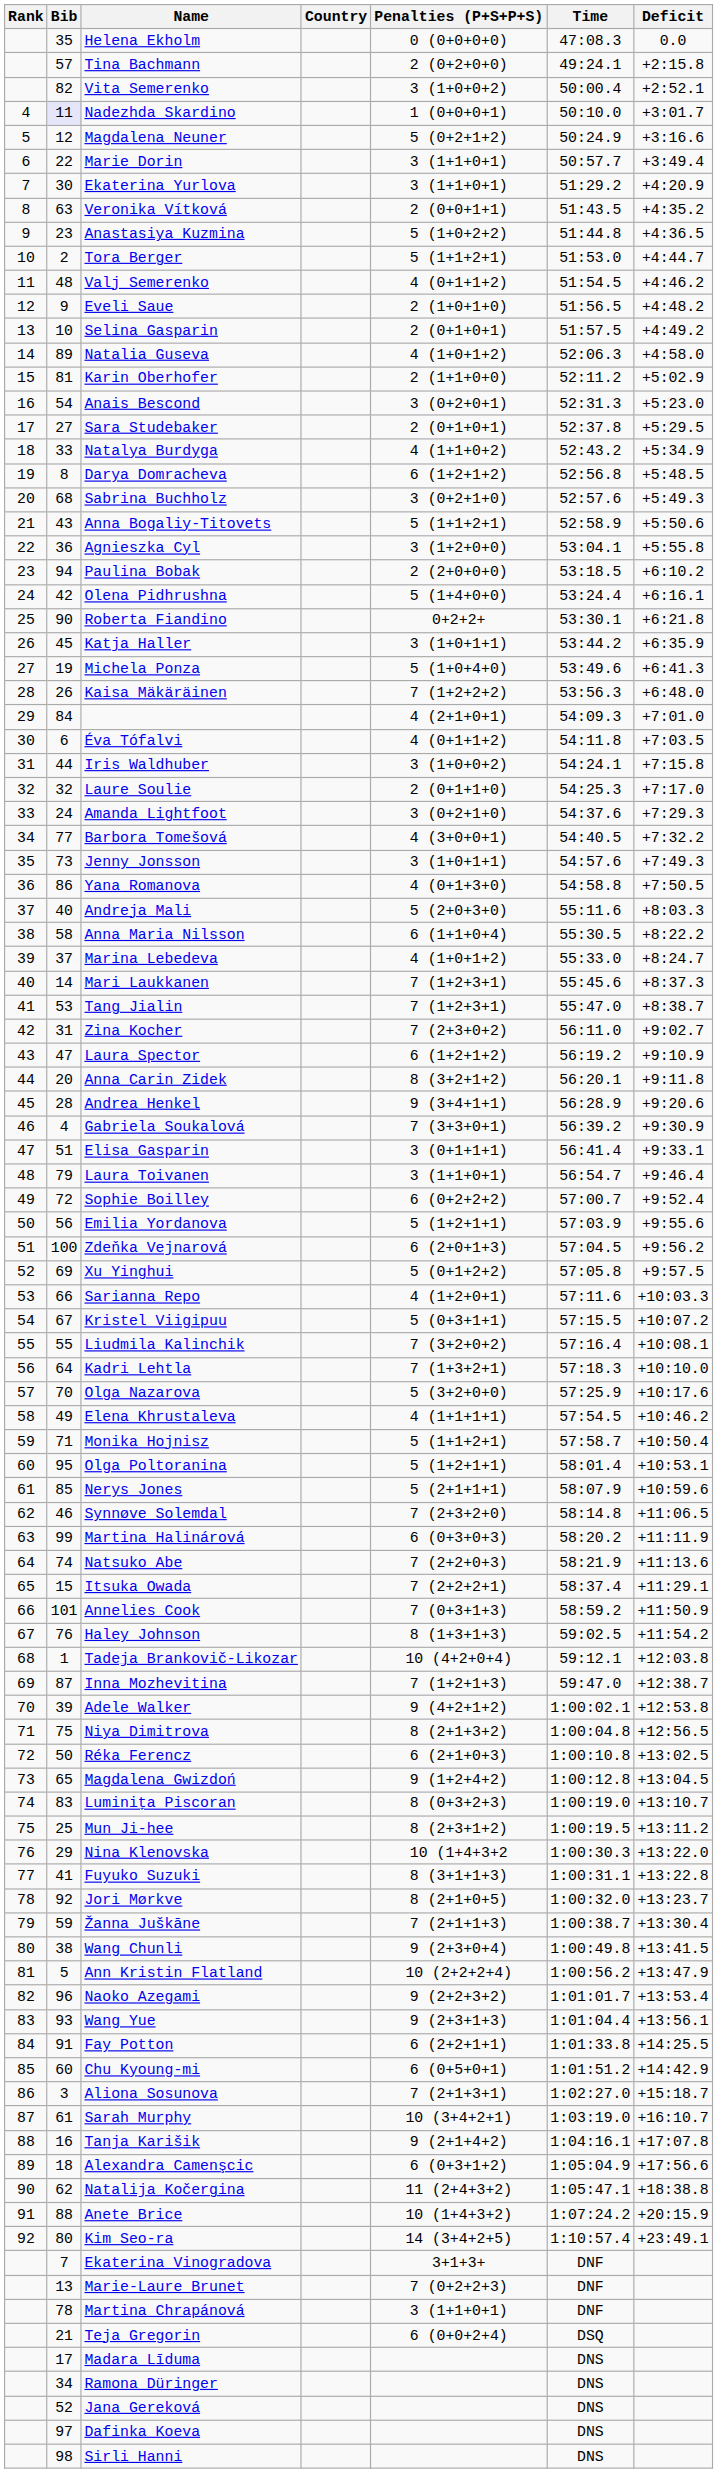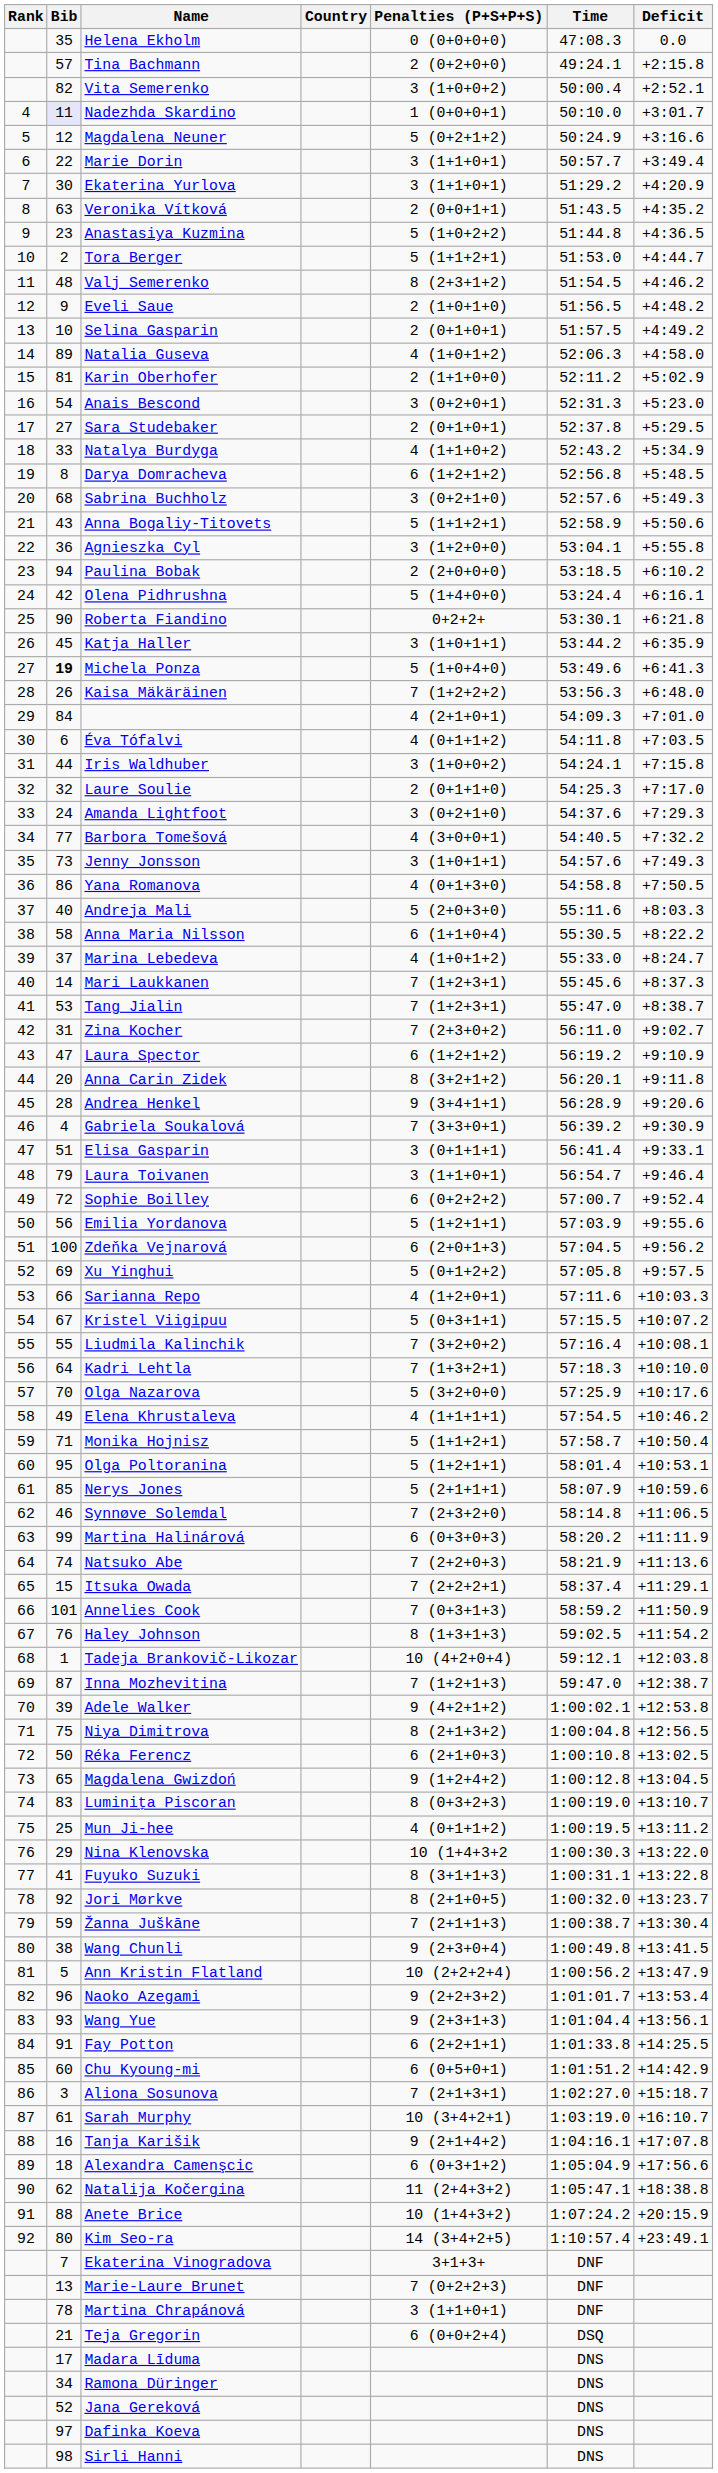(459, 282) 4 (0+1+1+2) -> (459, 282) 8 (2+3+1+2)
(64, 669) normal -> (64, 669) bold
(459, 1828) 8 (2+3+1+2) -> (459, 1828) 4 (0+1+1+2)
